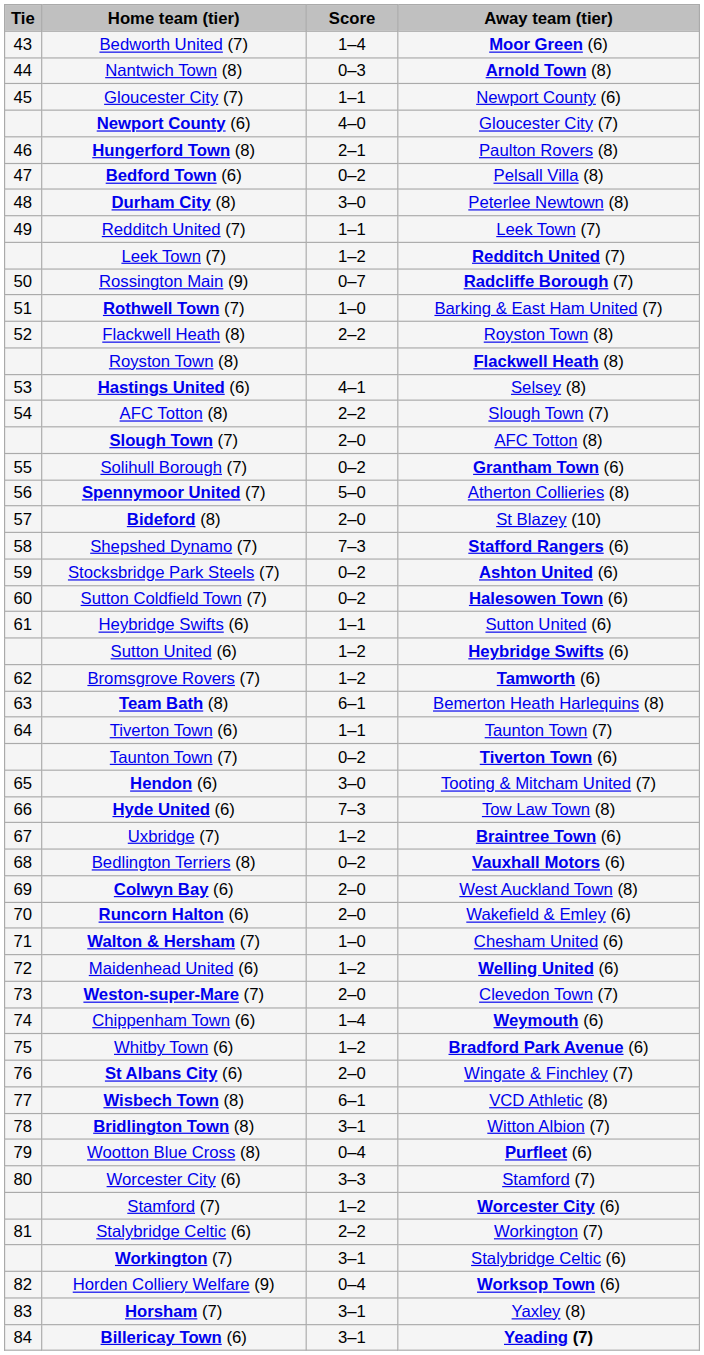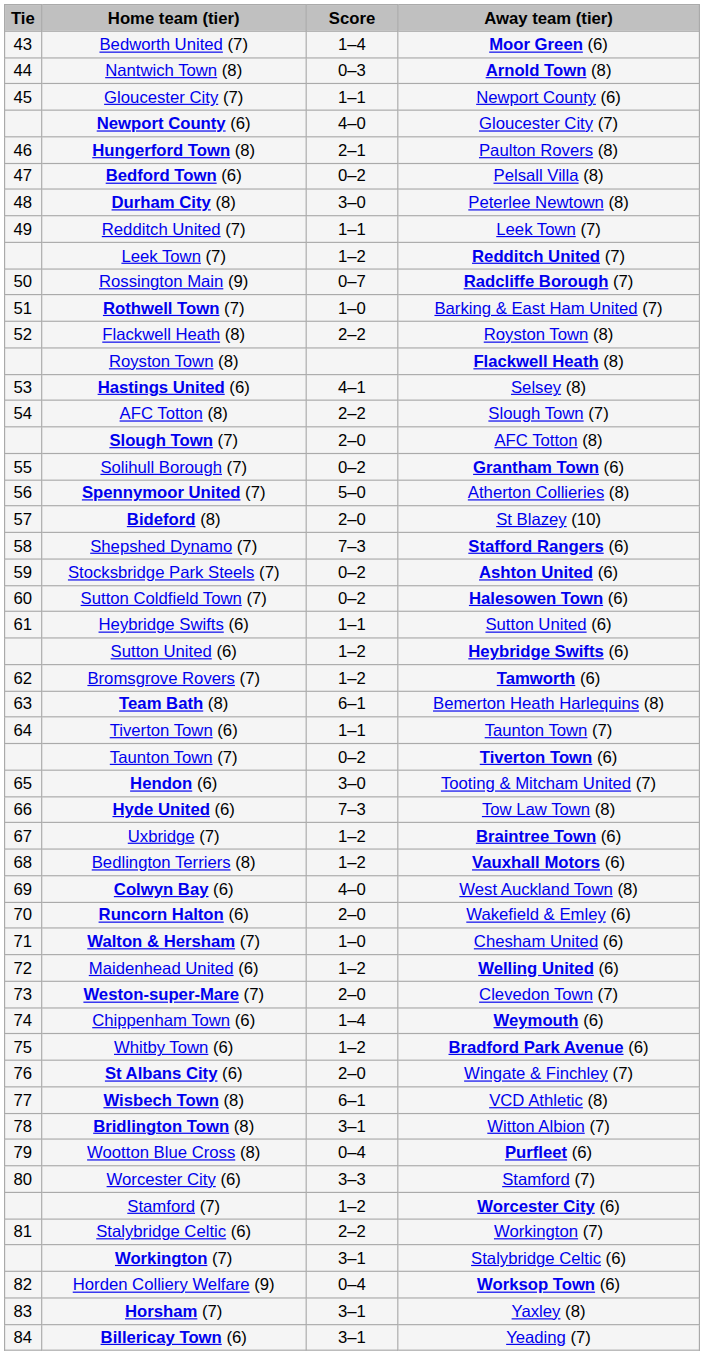(352, 863) 0–2 -> (352, 863) 1–2
(352, 889) 2–0 -> (352, 889) 4–0
(549, 1338) bold -> (549, 1338) normal
